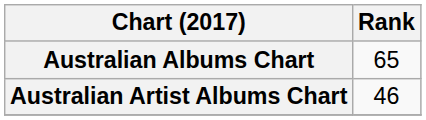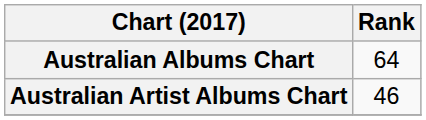(386, 59) 65 -> (386, 59) 64
